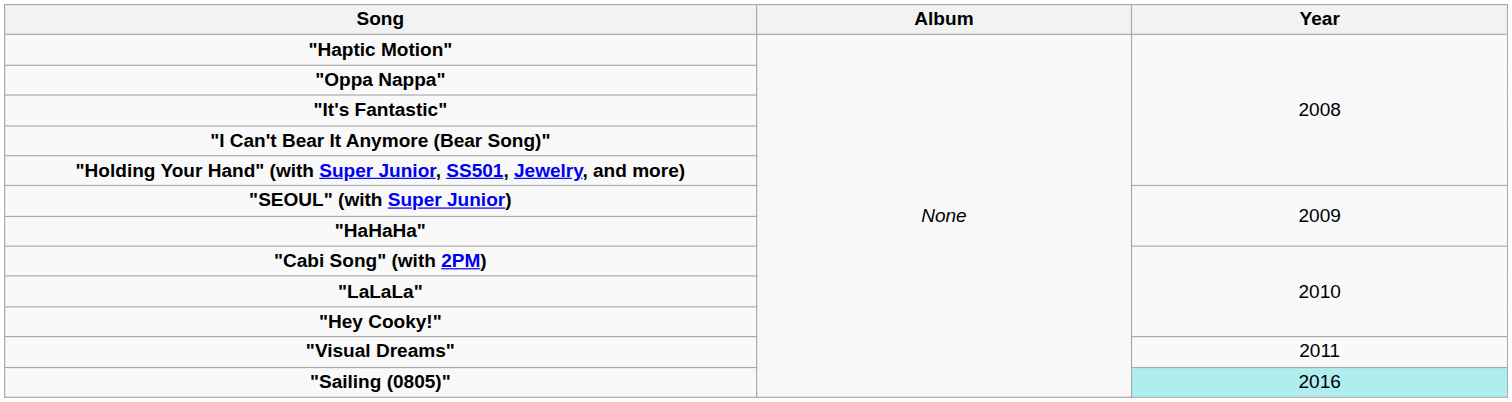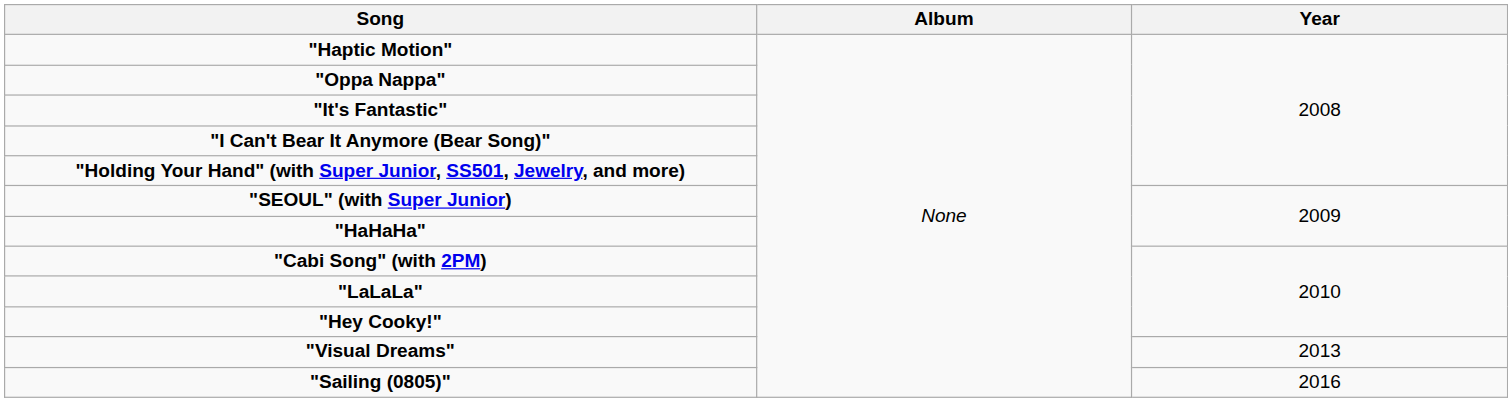(1320, 351) 2011 -> (1320, 351) 2013
(1320, 381) paleturquoise background -> (1320, 381) no background
